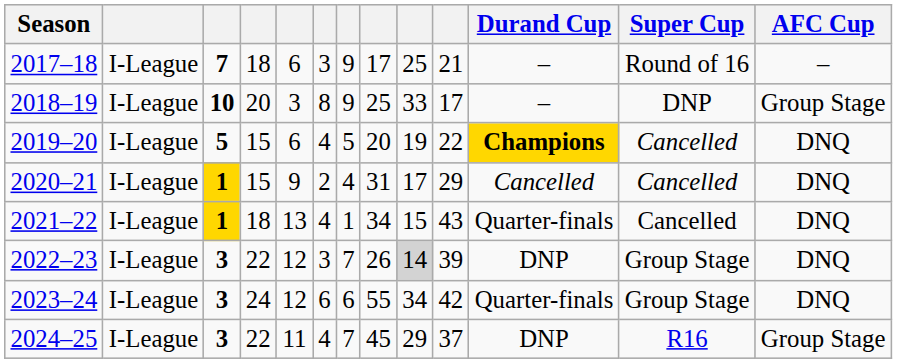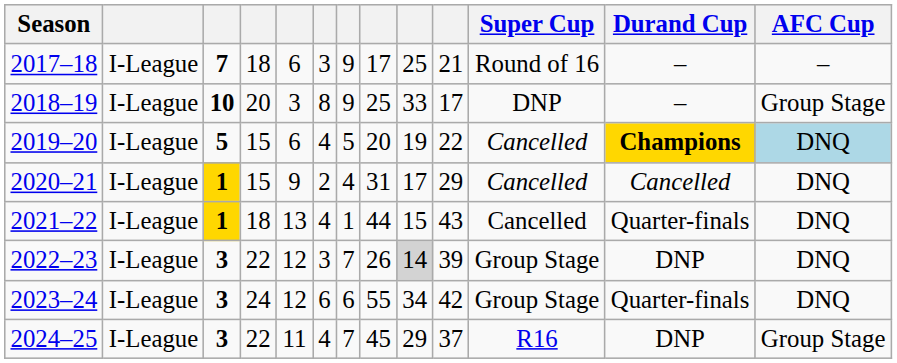columns swapped: (687, 24) <-> (544, 24)
(823, 142) no background -> (823, 142) lightblue background
(378, 220) 34 -> (378, 220) 44
